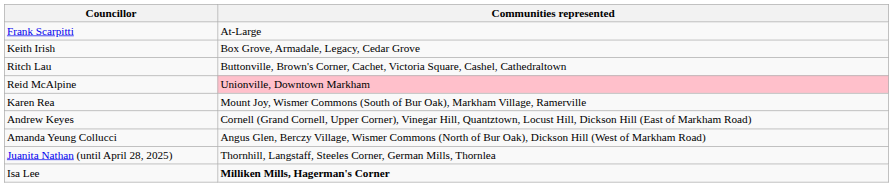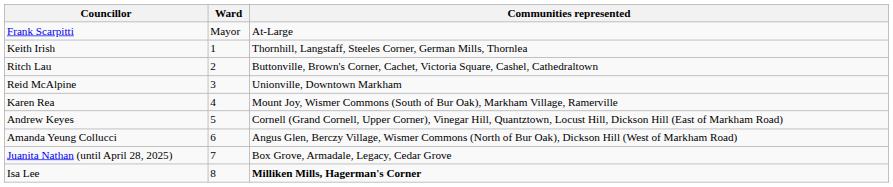+ column: (229, 13)
(320, 48) Box Grove, Armadale, Legacy, Cedar Grove -> (390, 48) Thornhill, Langstaff, Steeles Corner, German Mills, Thornlea
(295, 84) pink background -> (327, 84) no background
(358, 155) Thornhill, Langstaff, Steeles Corner, German Mills, Thornlea -> (352, 155) Box Grove, Armadale, Legacy, Cedar Grove
